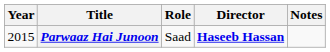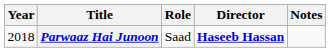(21, 36) 2015 -> (21, 36) 2018
